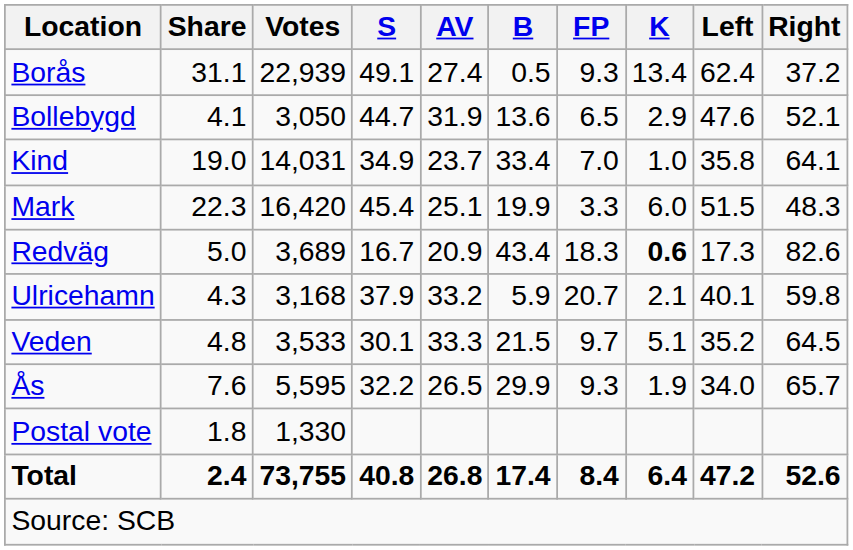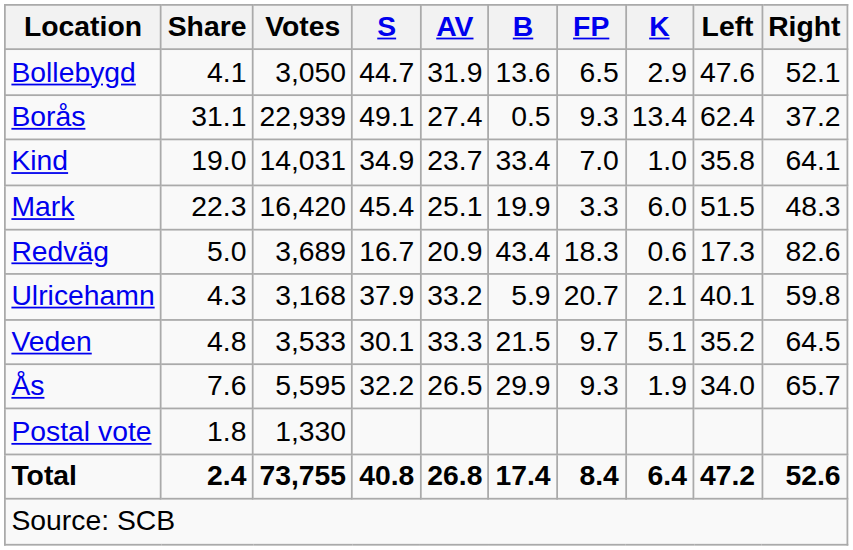rows swapped: (74, 116) <-> (48, 71)
(667, 251) bold -> (667, 251) normal
